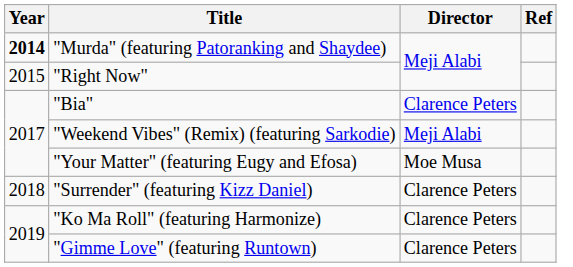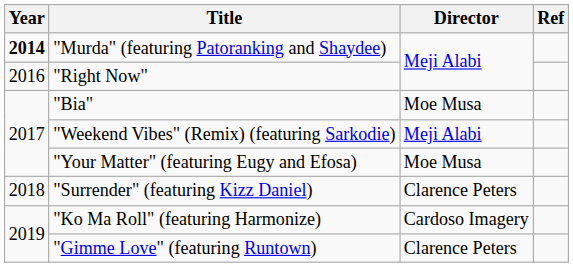(27, 76) 2015 -> (27, 76) 2016
(460, 104) Clarence Peters -> (443, 104) Moe Musa
(460, 219) Clarence Peters -> (466, 219) Cardoso Imagery
